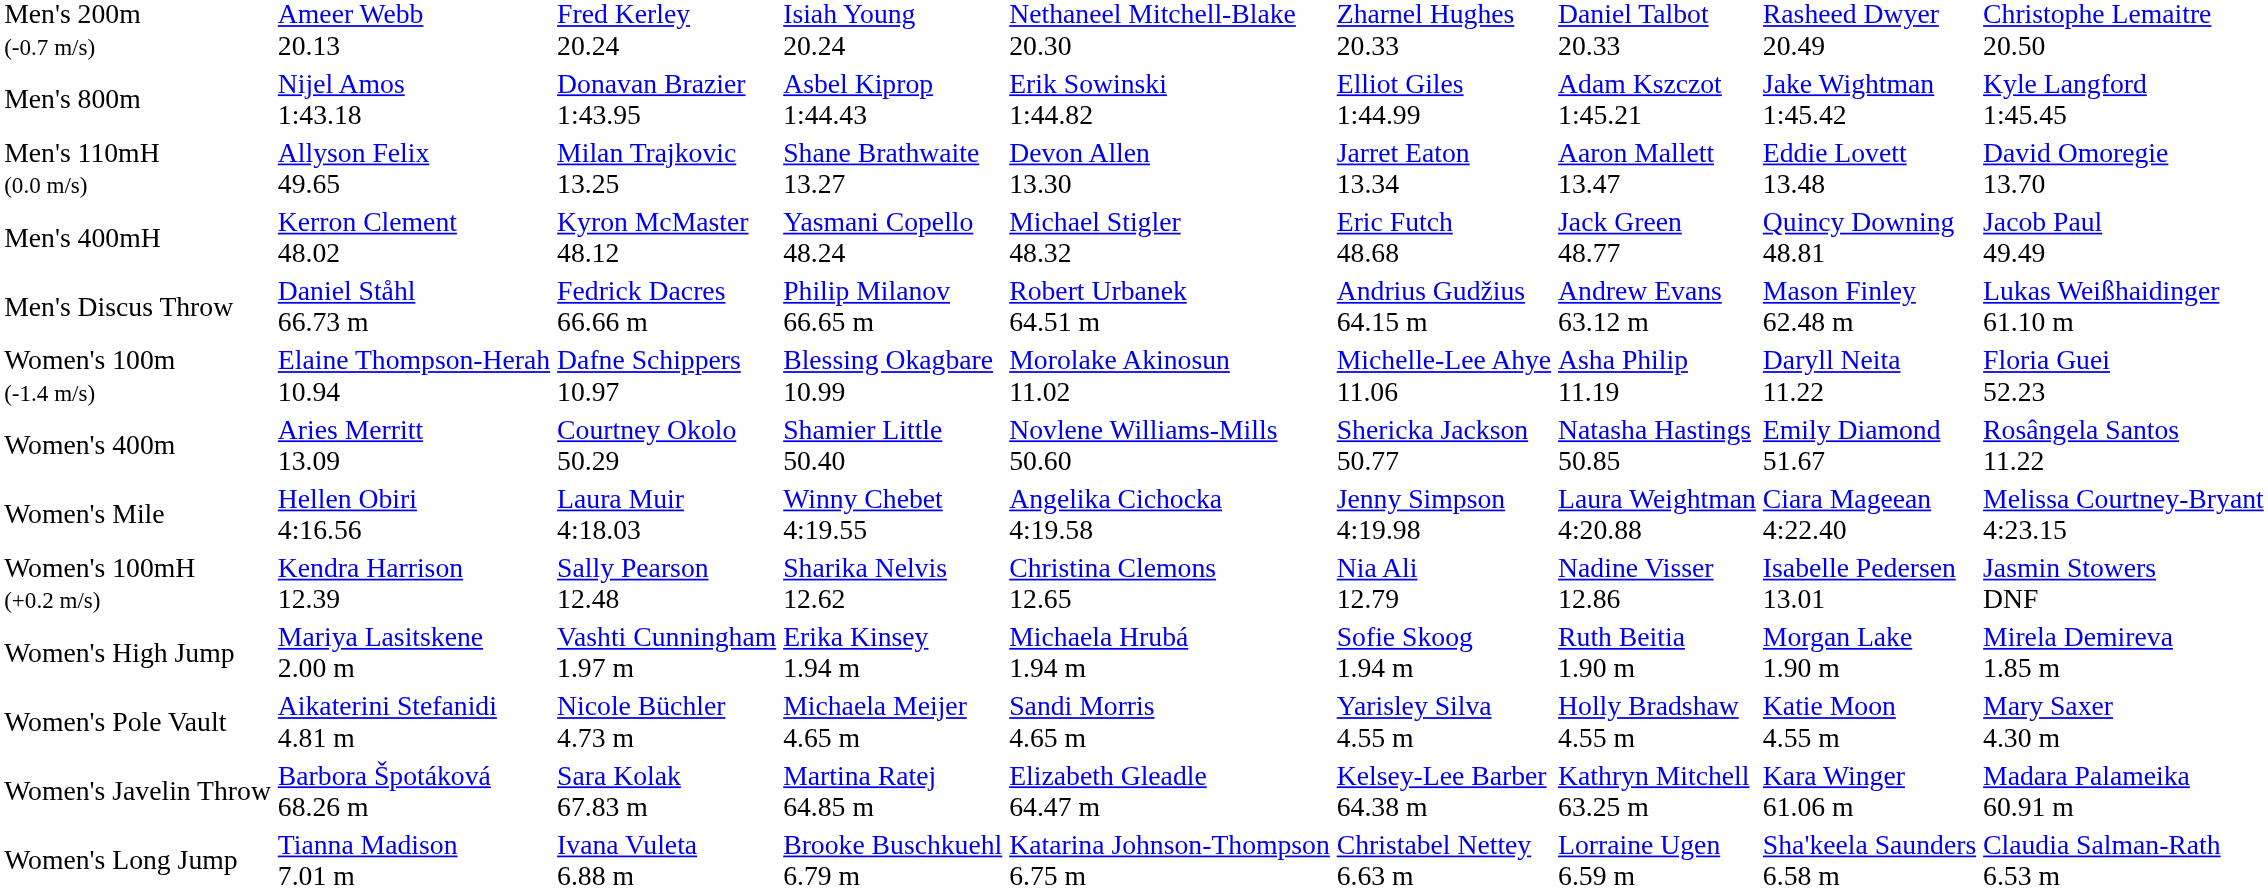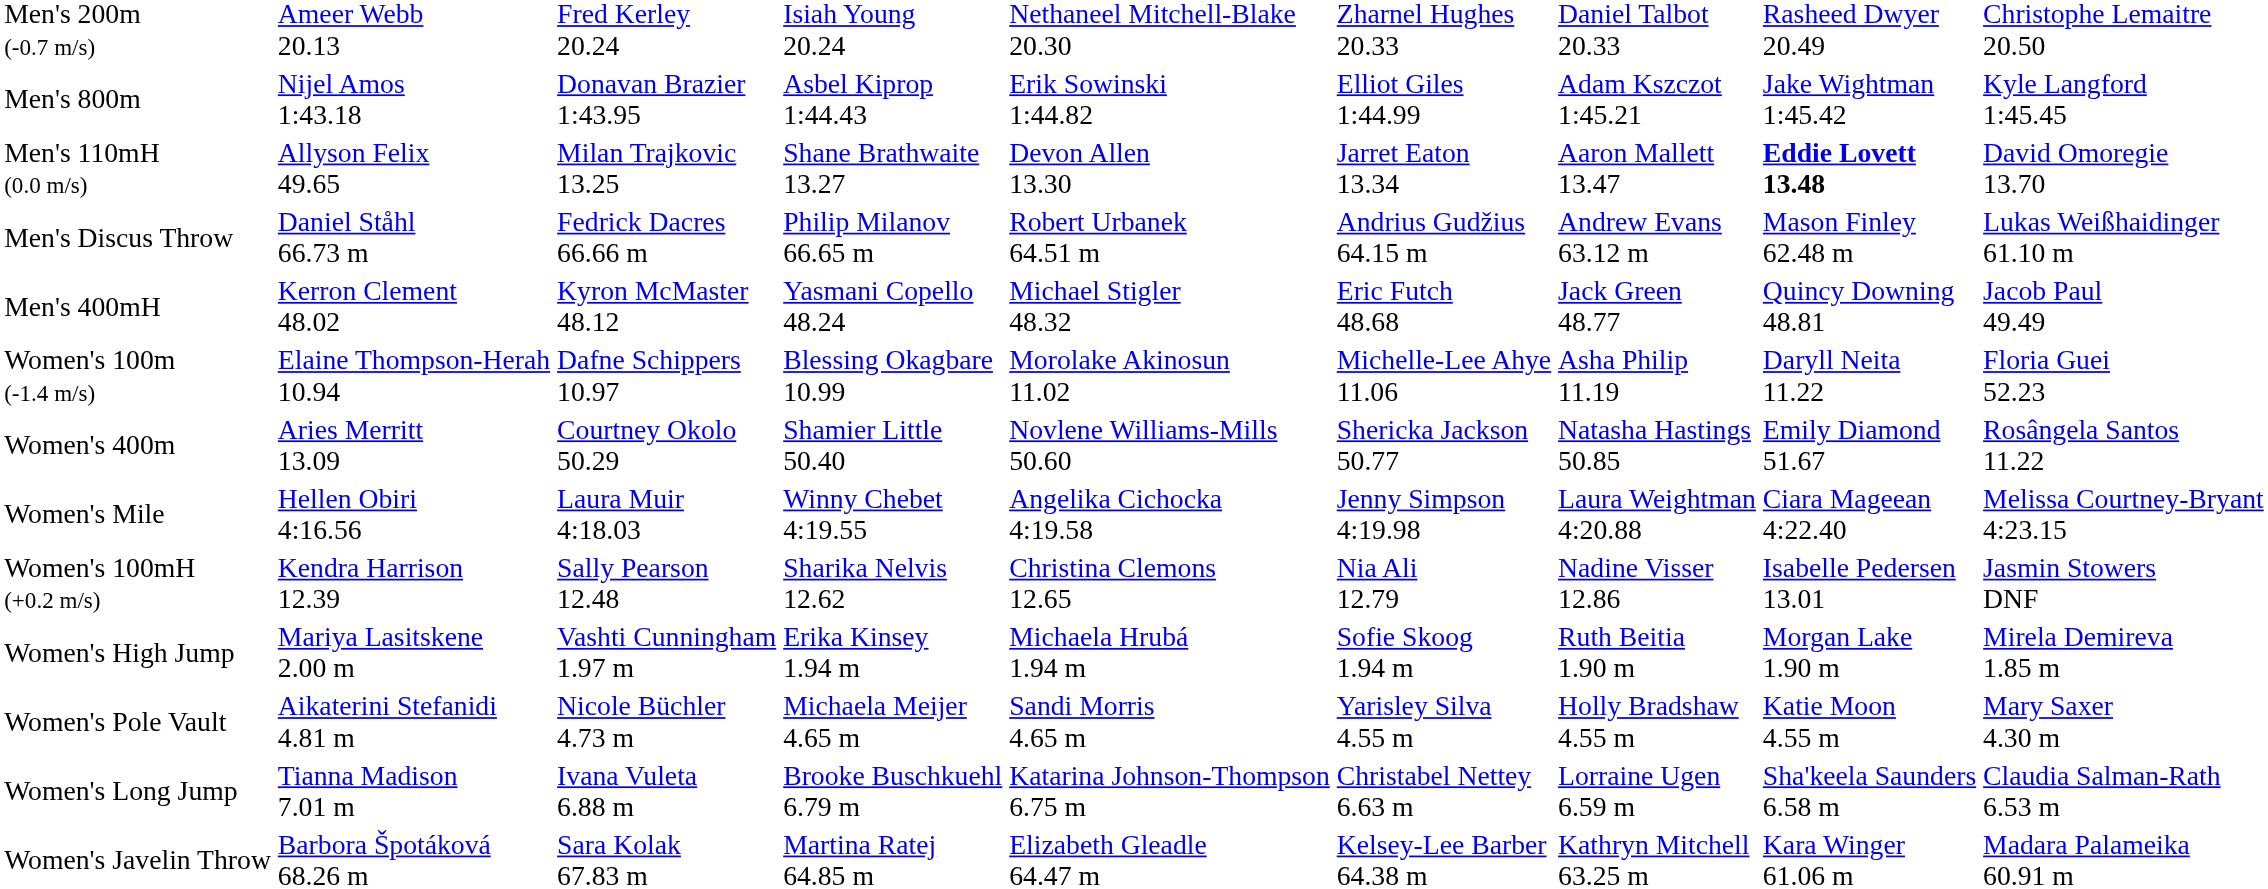(1835, 168) normal -> (1839, 168) bold
rows swapped: (82, 237) <-> (119, 306)
rows swapped: (121, 860) <-> (138, 791)
